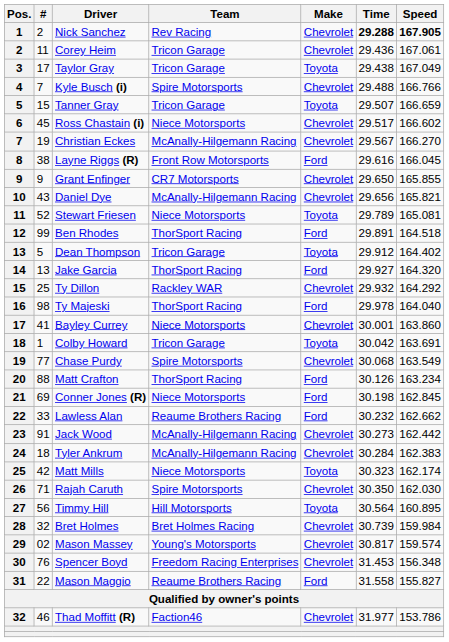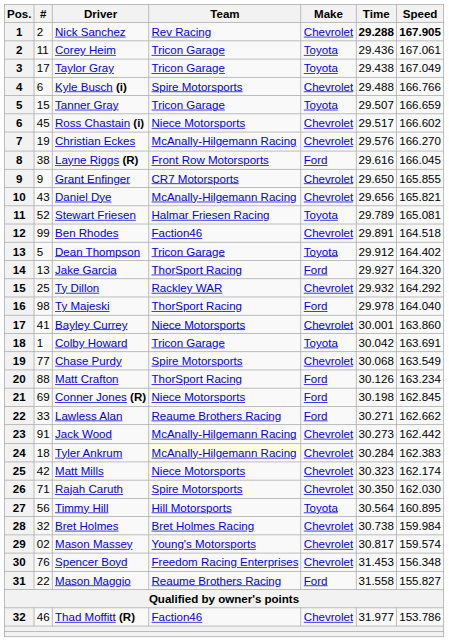(328, 50) Chevrolet -> (321, 50) Toyota
(40, 87) 7 -> (40, 87) 6
(376, 142) 29.567 -> (376, 142) 29.576
(198, 215) Niece Motorsports -> (211, 215) Halmar Friesen Racing
(197, 233) ThorSport Racing -> (177, 233) Faction46
(316, 233) Ford -> (328, 233) Chevrolet
(376, 416) 30.232 -> (376, 416) 30.271
(224, 453) no background -> (224, 453) lightyellow background
(321, 471) Toyota -> (328, 471) Chevrolet
(376, 526) 30.739 -> (376, 526) 30.738
